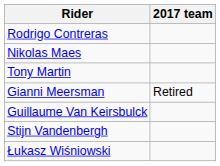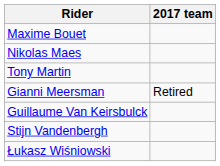+ row: (47, 33)
- row: (58, 33)
